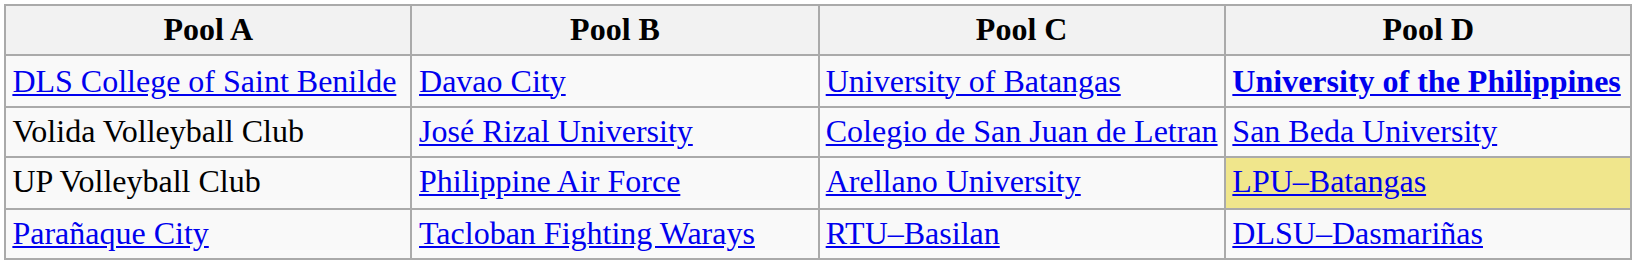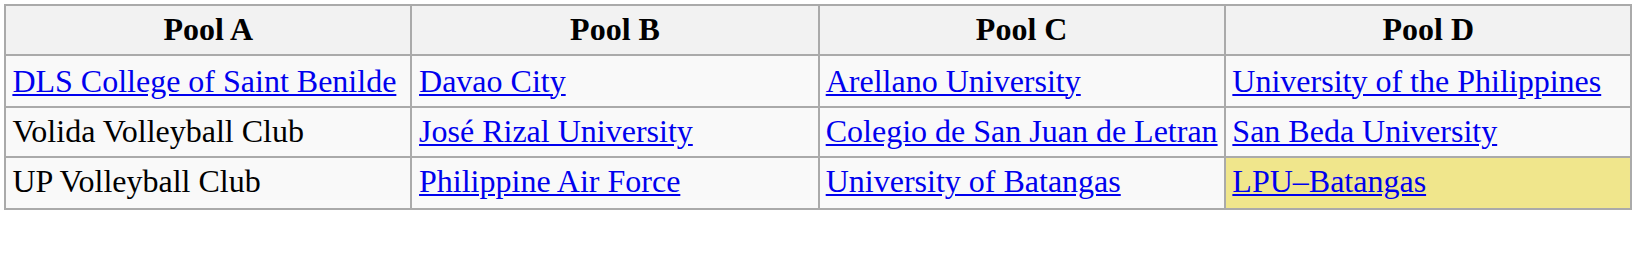(973, 80) University of Batangas -> (953, 80) Arellano University
(1427, 80) bold -> (1417, 80) normal
(953, 182) Arellano University -> (973, 182) University of Batangas
- row: (111, 232)
